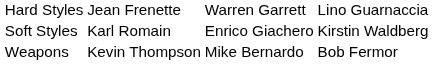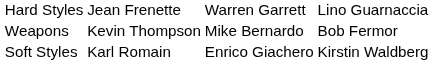rows swapped: (41, 31) <-> (37, 52)
